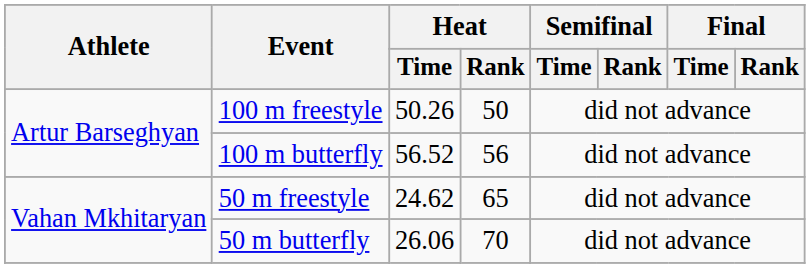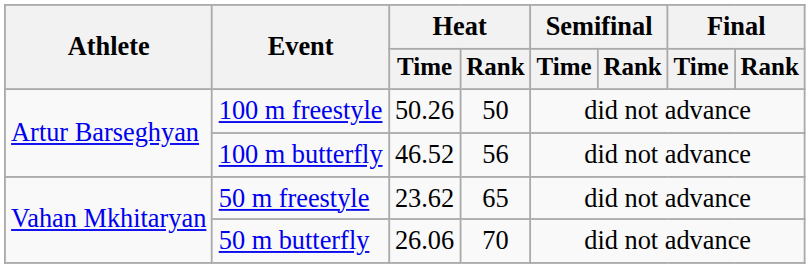(425, 154) 56.52 -> (425, 154) 46.52
(425, 198) 24.62 -> (425, 198) 23.62
